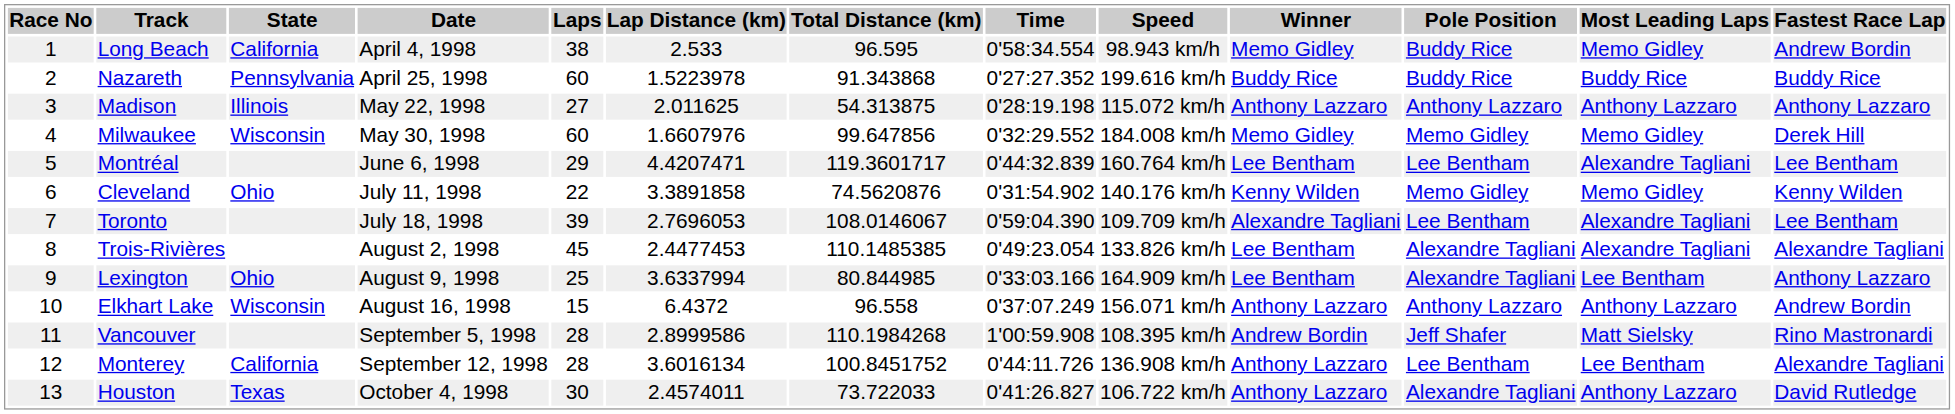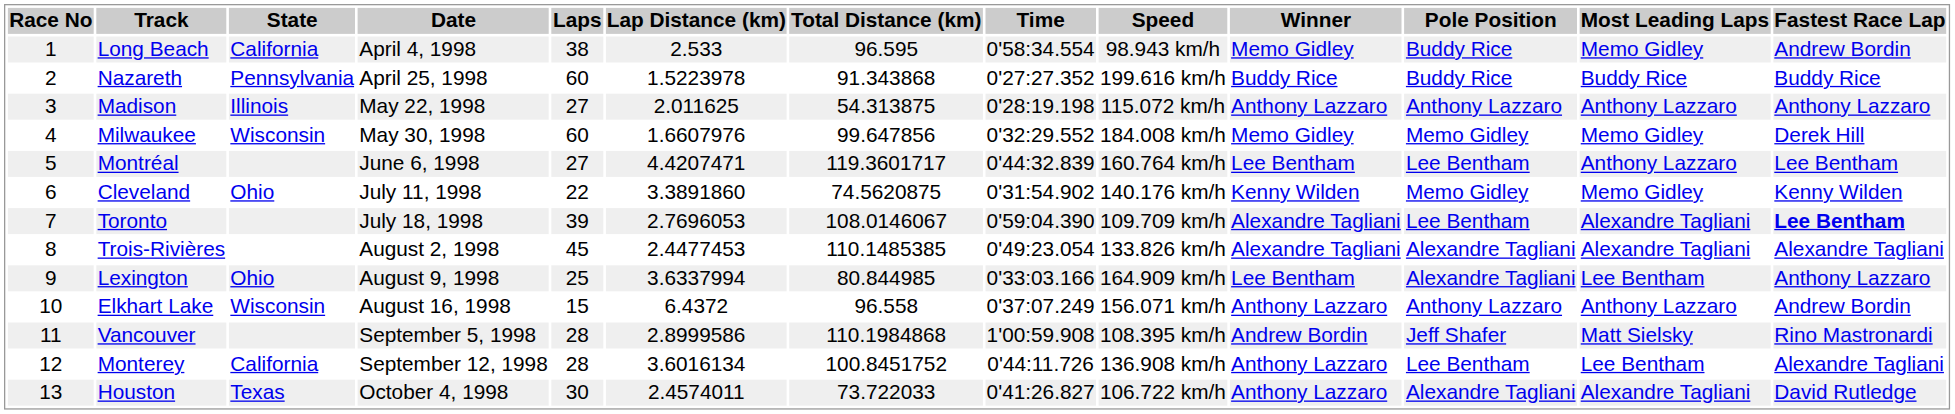(577, 163) 29 -> (577, 163) 27
(1666, 163) Alexandre Tagliani -> (1659, 163) Anthony Lazzaro
(696, 192) 3.3891858 -> (696, 192) 3.3891860
(886, 192) 74.5620876 -> (886, 192) 74.5620875
(1836, 220) normal -> (1840, 220) bold
(1293, 249) Lee Bentham -> (1316, 249) Alexandre Tagliani
(886, 335) 110.1984268 -> (886, 335) 110.1984868
(1659, 392) Anthony Lazzaro -> (1666, 392) Alexandre Tagliani
